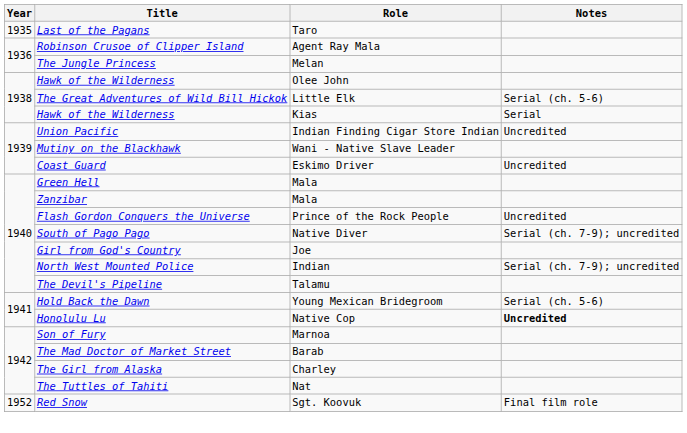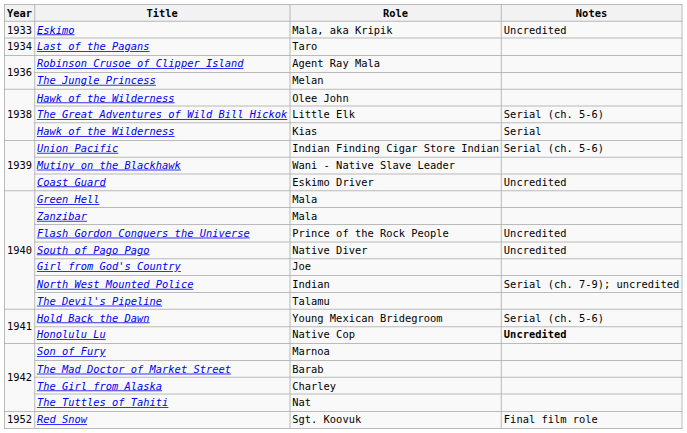+ row: (56, 30)
(19, 30) 1935 -> (19, 47) 1934
(535, 132) Uncredited -> (554, 148) Serial (ch. 5-6)
(592, 233) Serial (ch. 7-9); uncredited -> (535, 250) Uncredited
